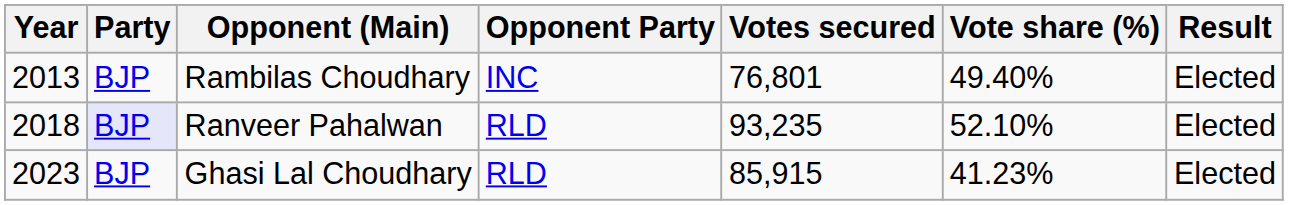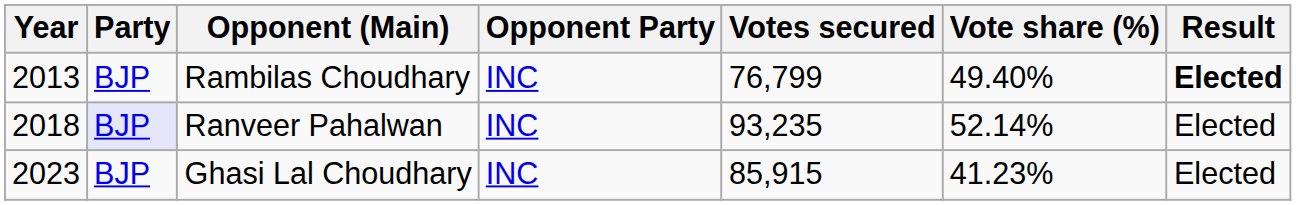(776, 77) 76,801 -> (776, 77) 76,799
(1225, 77) normal -> (1228, 77) bold
(516, 125) RLD -> (512, 125) INC
(1002, 125) 52.10% -> (1002, 125) 52.14%
(516, 174) RLD -> (512, 174) INC
